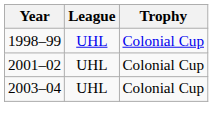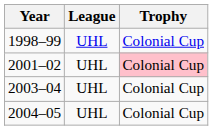(163, 64) no background -> (163, 64) pink background
+ row: (35, 112)
